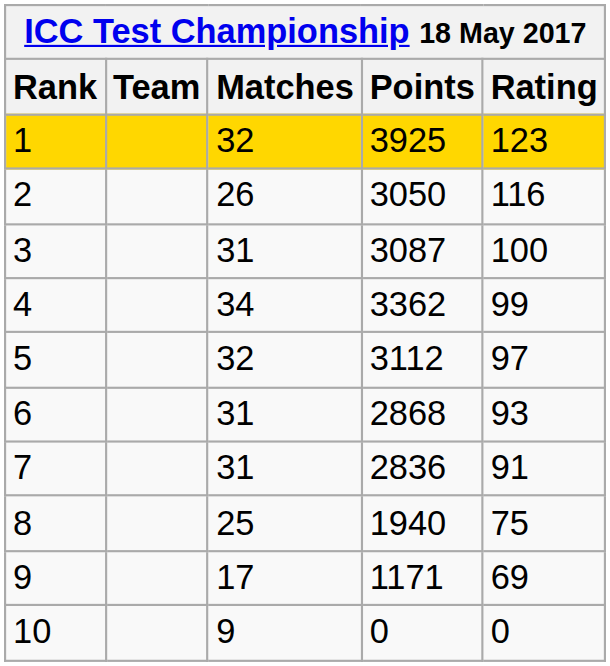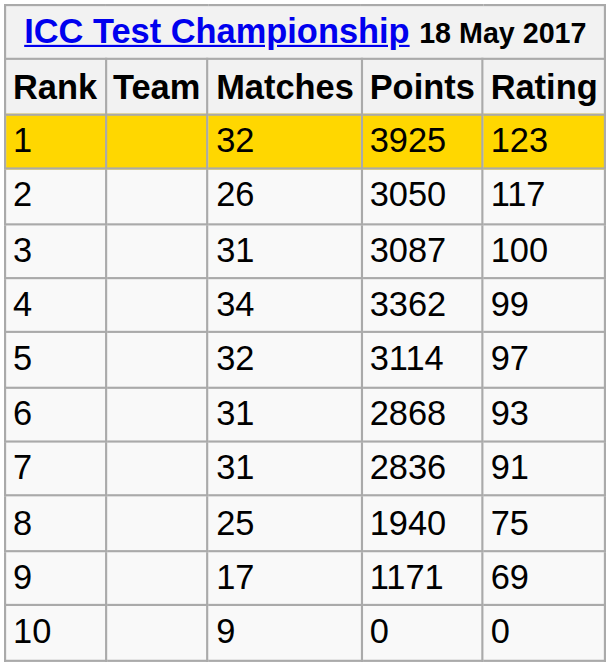(518, 195) 116 -> (518, 195) 117
(407, 359) 3112 -> (407, 359) 3114
